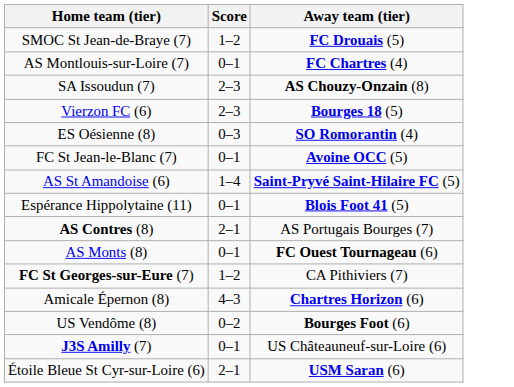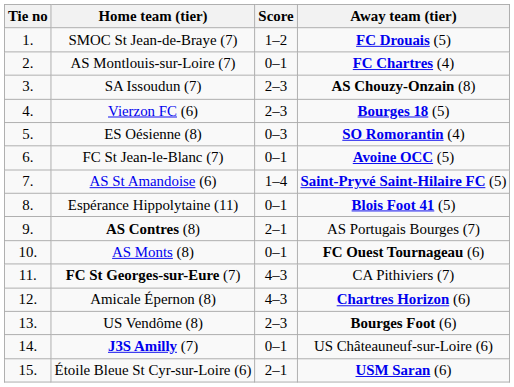+ column: (28, 16)
(229, 275) 1–2 -> (276, 275) 4–3
(229, 323) 0–2 -> (276, 323) 2–3
